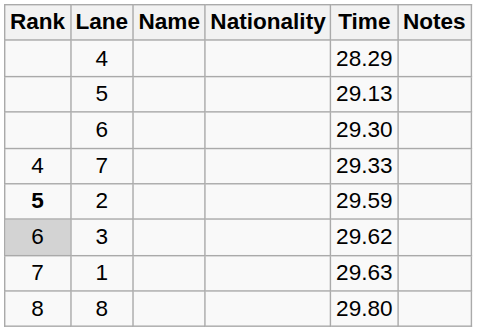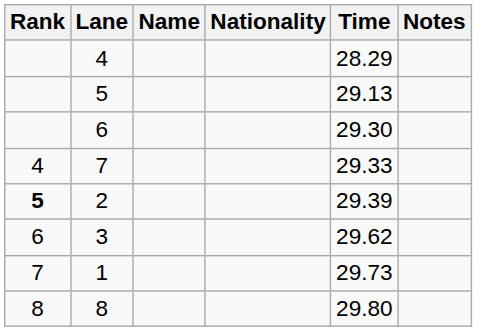(364, 201) 29.59 -> (364, 201) 29.39
(37, 237) lightgrey background -> (37, 237) no background
(364, 272) 29.63 -> (364, 272) 29.73
